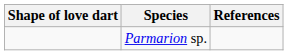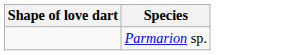- column: (247, 15)
